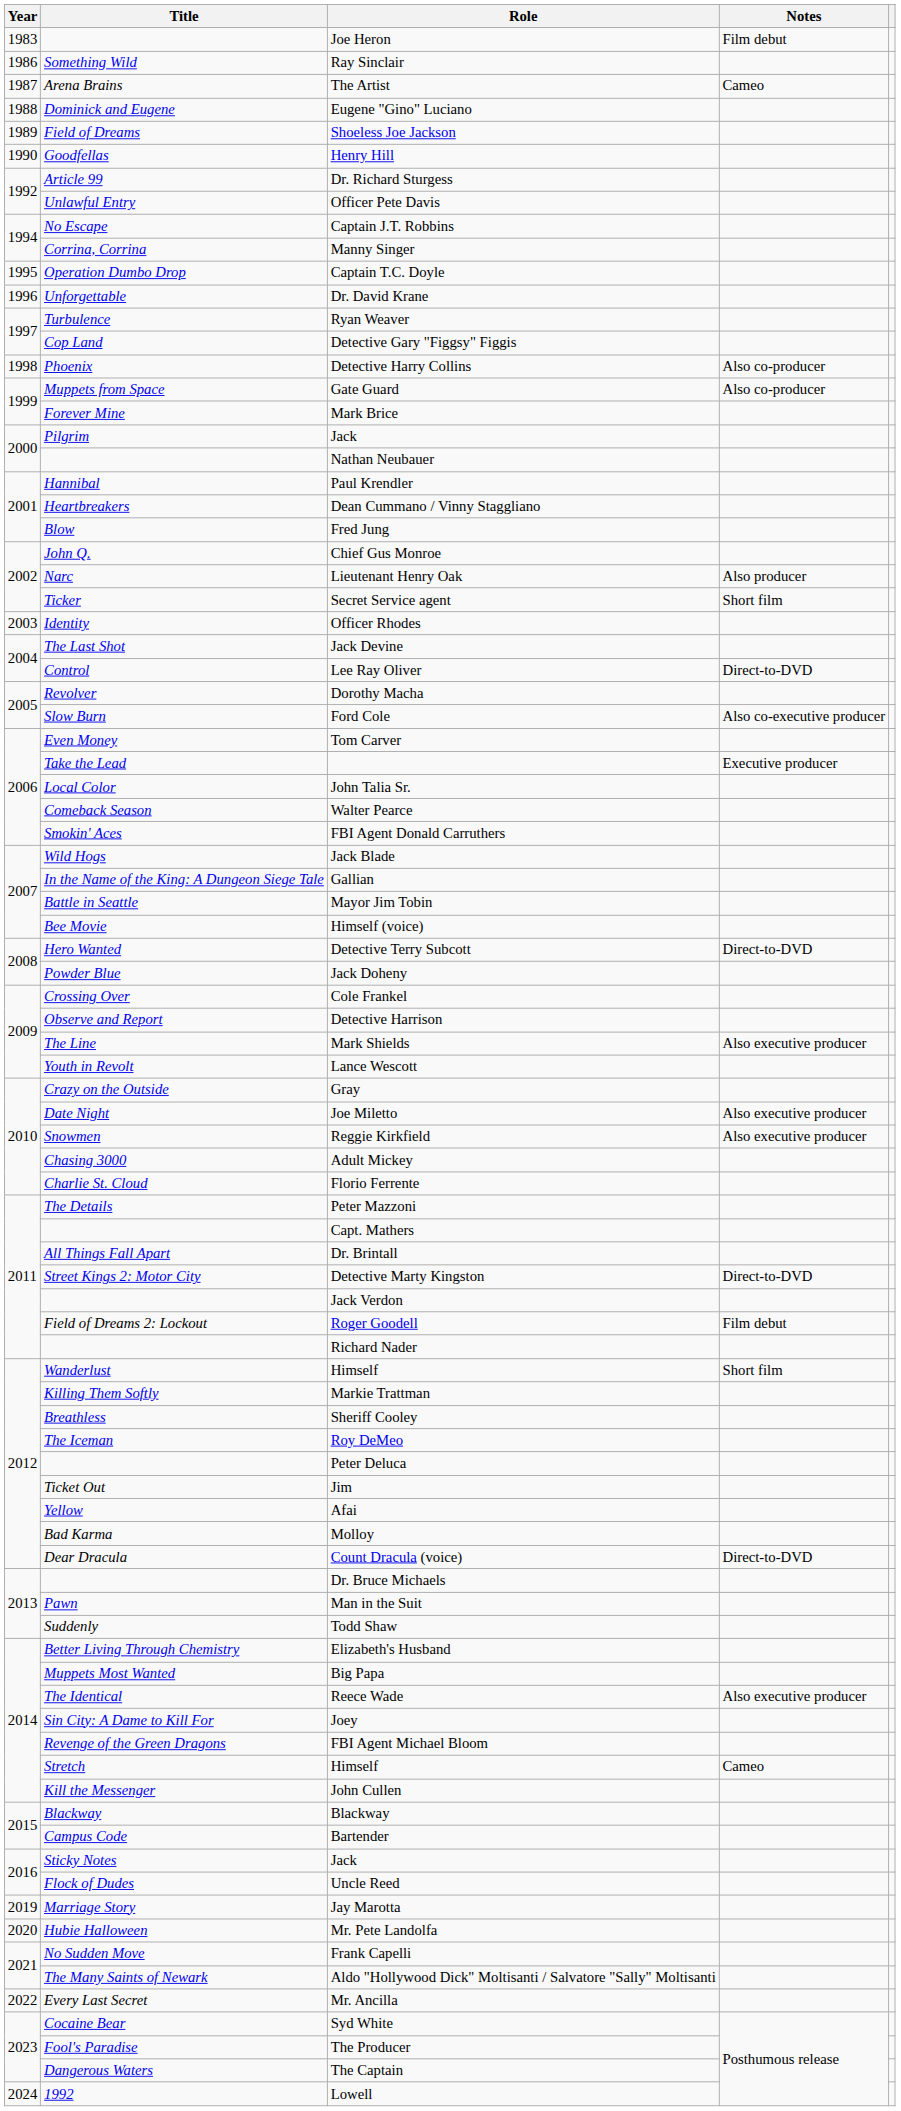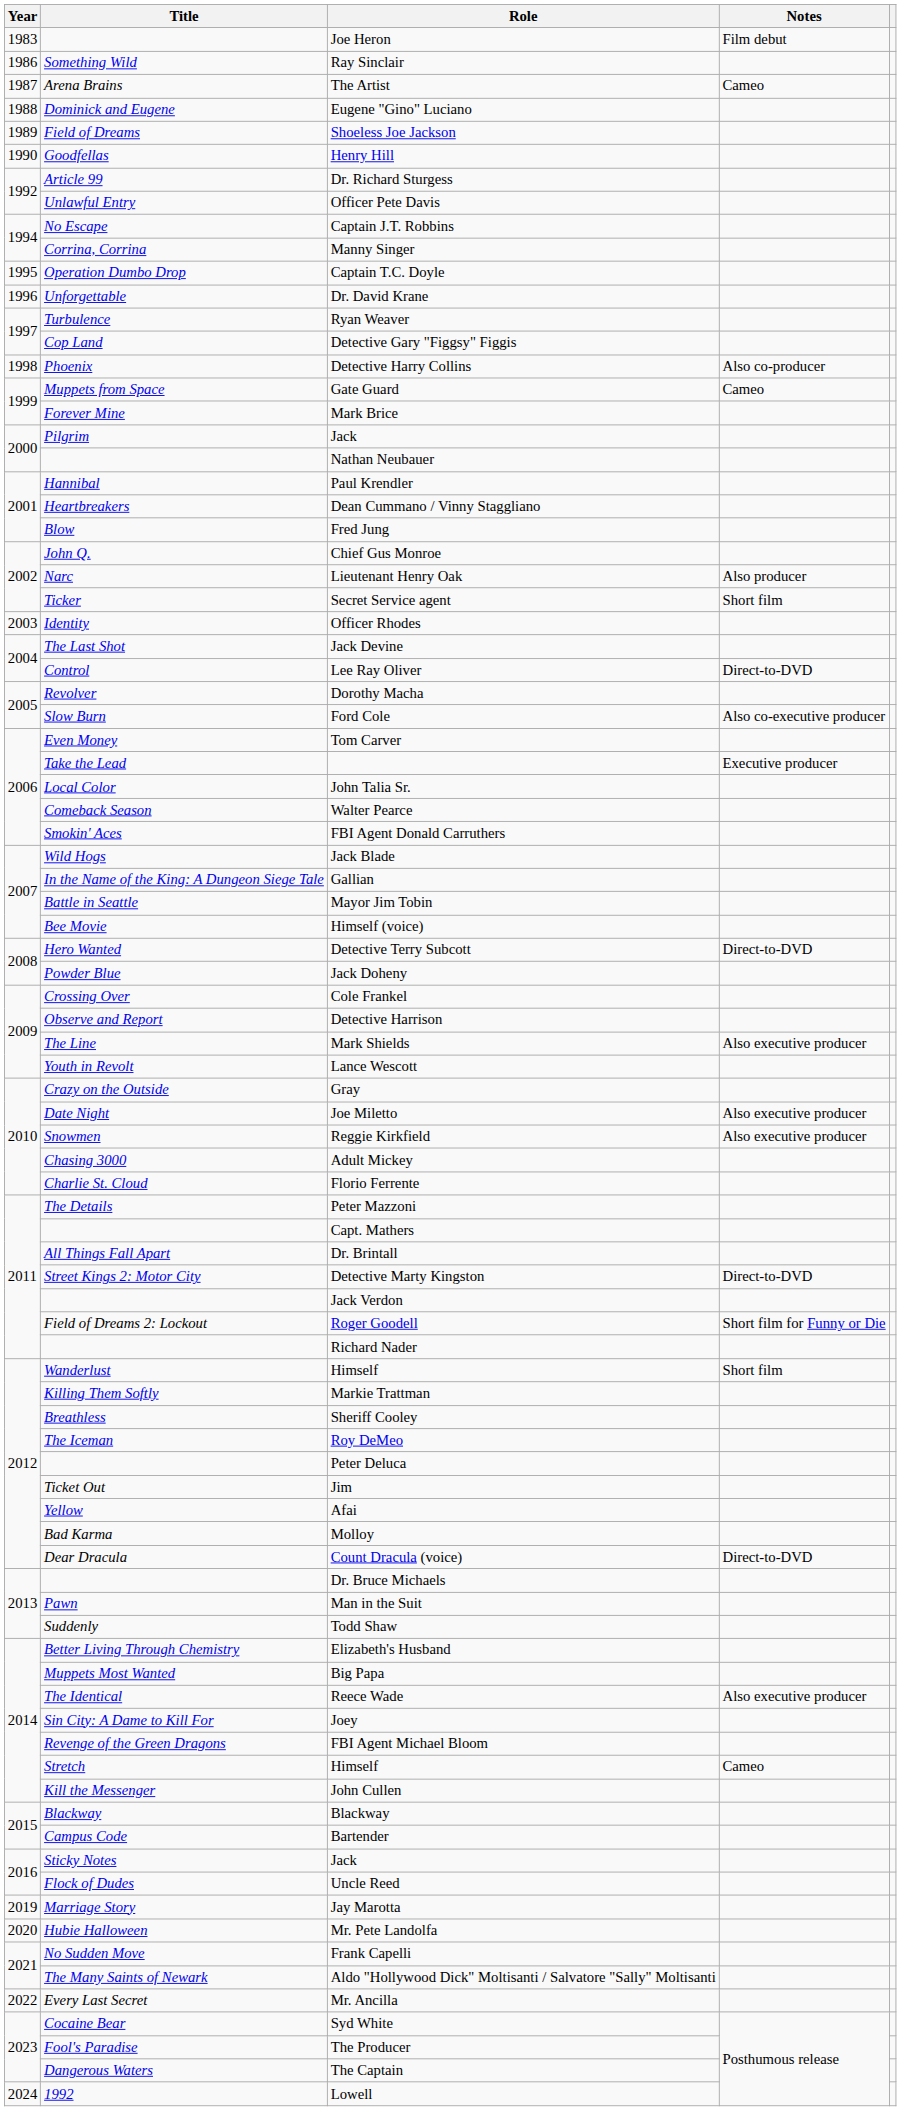(774, 389) Also co-producer -> (743, 389) Cameo
(755, 1323) Film debut -> (804, 1323) Short film for Funny or Die
